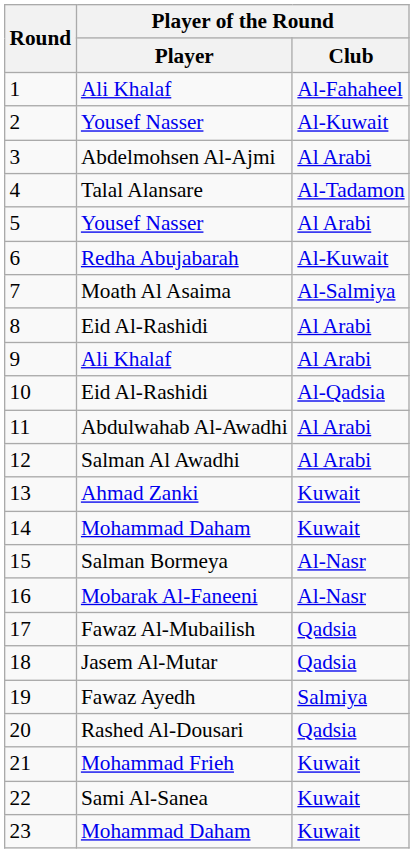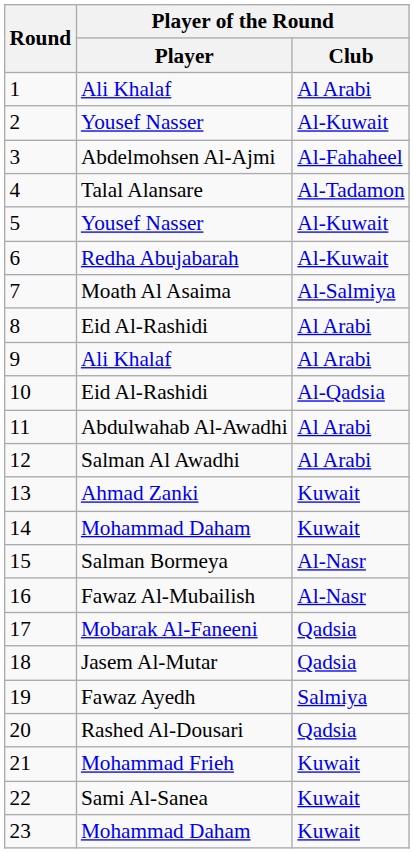(350, 88) Al-Fahaheel -> (334, 88) Al Arabi
(334, 156) Al Arabi -> (350, 156) Al-Fahaheel
(334, 223) Al Arabi -> (343, 223) Al-Kuwait
(169, 595) Mobarak Al-Faneeni -> (168, 595) Fawaz Al-Mubailish
(168, 628) Fawaz Al-Mubailish -> (169, 628) Mobarak Al-Faneeni
